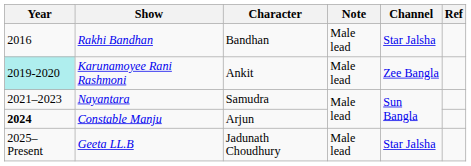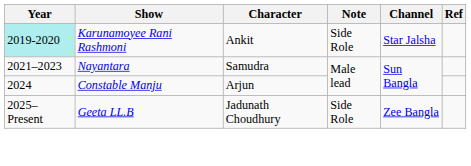- row: (115, 40)
(343, 73) Male lead -> (342, 40) Side Role
(411, 73) Zee Bangla -> (409, 40) Star Jalsha
(19, 118) bold -> (19, 85) normal
(343, 144) Male lead -> (342, 111) Side Role
(409, 144) Star Jalsha -> (411, 111) Zee Bangla
